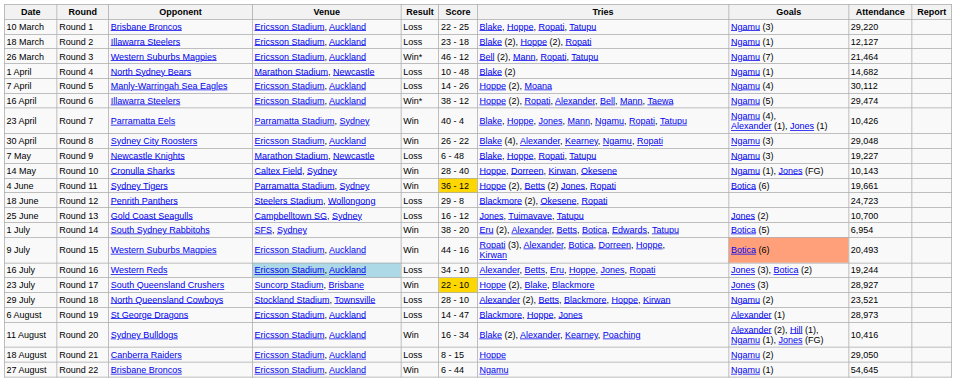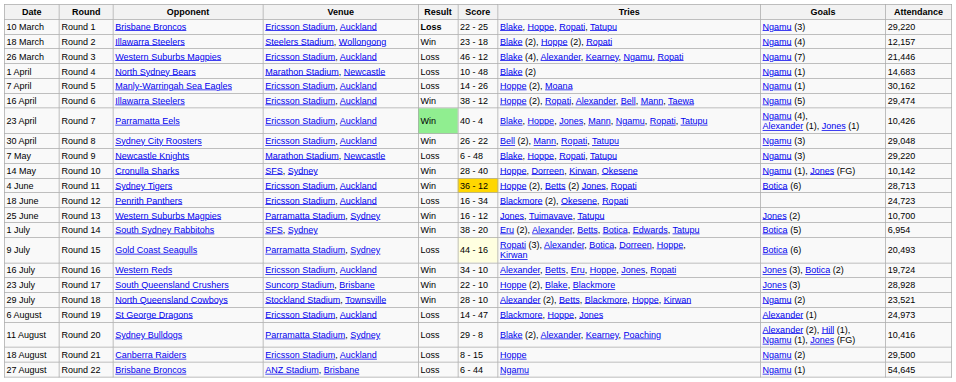- column: (932, 12)
(413, 27) normal -> (431, 27) bold
(310, 41) Ericsson Stadium, Auckland -> (326, 41) Steelers Stadium, Wollongong
(413, 41) Loss -> (428, 41) Win
(752, 41) Ngamu (1) -> (784, 41) Ngamu (4)
(865, 41) 12,127 -> (901, 41) 12,157
(413, 56) Win* -> (430, 56) Loss
(539, 56) Bell (2), Mann, Ropati, Tatupu -> (592, 56) Blake (4), Alexander, Kearney, Ngamu, Ropati
(865, 56) 21,464 -> (901, 56) 21,446
(865, 71) 14,682 -> (901, 71) 14,683
(752, 86) Ngamu (4) -> (784, 86) Ngamu (1)
(864, 86) 30,112 -> (901, 86) 30,162
(413, 101) Win* -> (428, 101) Win
(312, 121) Parramatta Stadium, Sydney -> (321, 121) Ericsson Stadium, Auckland
(411, 121) no background -> (428, 121) lightgreen background
(571, 141) Blake (4), Alexander, Kearney, Ngamu, Ropati -> (560, 141) Bell (2), Mann, Ropati, Tatupu
(865, 156) 19,227 -> (901, 156) 29,220
(296, 171) Caltex Field, Sydney -> (292, 171) SFS, Sydney
(865, 171) 10,143 -> (901, 171) 10,142
(312, 185) Parramatta Stadium, Sydney -> (321, 185) Ericsson Stadium, Auckland
(865, 185) 19,661 -> (901, 185) 28,713
(315, 200) Steelers Stadium, Wollongong -> (321, 200) Ericsson Stadium, Auckland
(453, 200) 29 - 8 -> (474, 200) 16 - 34
(152, 215) Gold Coast Seagulls -> (168, 215) Western Suburbs Magpies
(308, 215) Campbelltown SG, Sydney -> (323, 215) Parramatta Stadium, Sydney
(413, 215) Loss -> (428, 215) Win
(164, 250) Western Suburbs Magpies -> (156, 250) Gold Coast Seagulls
(310, 250) Ericsson Stadium, Auckland -> (323, 250) Parramatta Stadium, Sydney
(411, 250) Win -> (430, 250) Loss
(455, 250) no background -> (474, 250) lightyellow background
(750, 250) lightsalmon background -> (782, 250) no background
(310, 270) lightblue background -> (321, 270) no background
(413, 270) Loss -> (428, 270) Win
(865, 270) 19,244 -> (901, 270) 19,724
(455, 285) gold background -> (474, 285) no background
(865, 285) 28,927 -> (901, 285) 28,928
(413, 300) Loss -> (428, 300) Win
(865, 315) 28,973 -> (901, 315) 24,973
(310, 335) Ericsson Stadium, Auckland -> (323, 335) Parramatta Stadium, Sydney
(411, 335) Win -> (430, 335) Loss
(455, 335) 16 - 34 -> (471, 335) 29 - 8
(865, 355) 29,050 -> (901, 355) 29,500
(310, 370) Ericsson Stadium, Auckland -> (312, 370) ANZ Stadium, Brisbane
(411, 370) Win -> (430, 370) Loss
